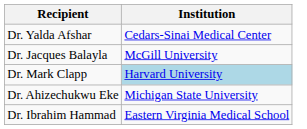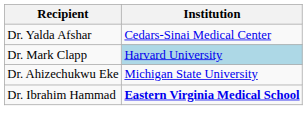- row: (57, 54)
(207, 114) normal -> (212, 94) bold
